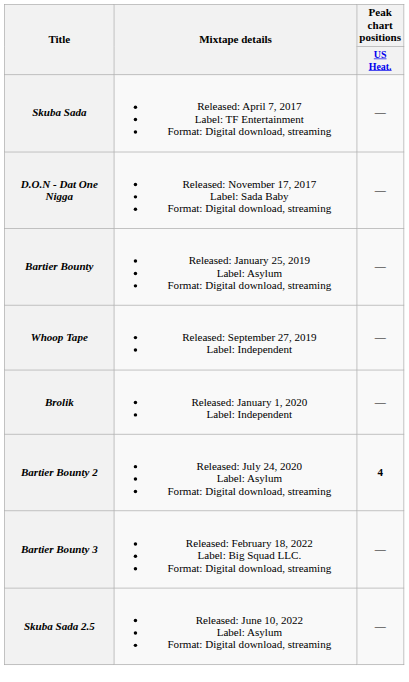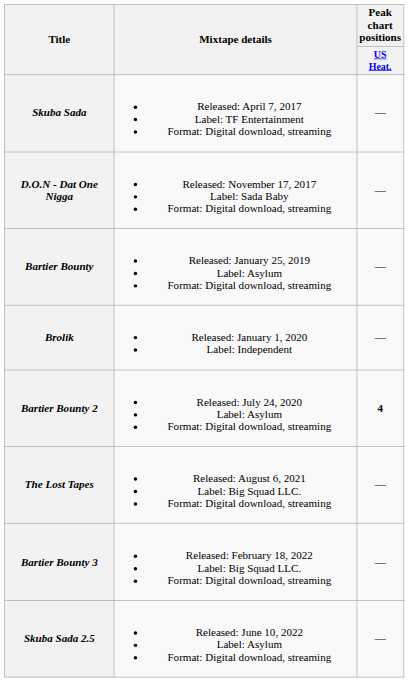- row: (59, 337)
+ row: (59, 485)
